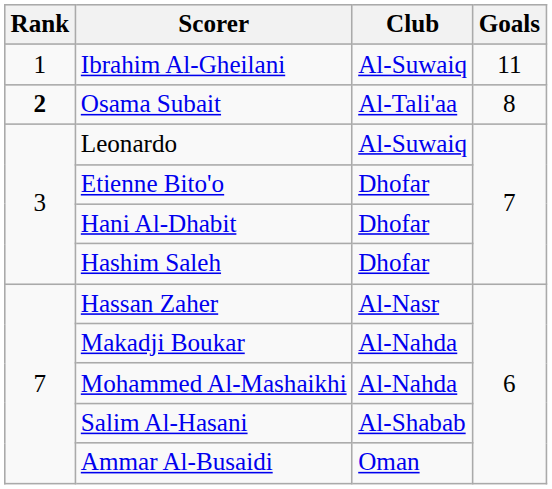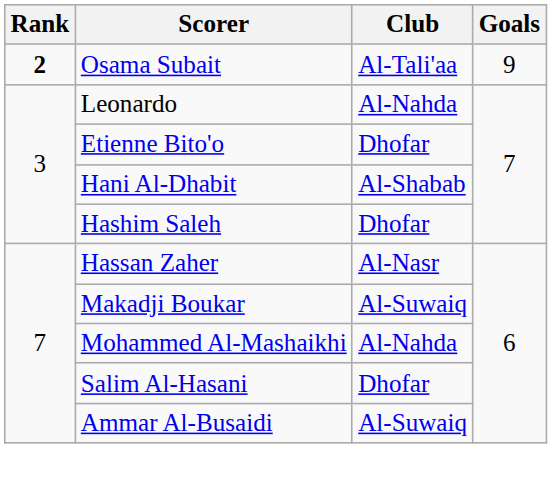- row: (183, 64)
(509, 104) 8 -> (509, 64) 9
(413, 143) Al-Suwaiq -> (408, 104) Al-Nahda
(394, 223) Dhofar -> (412, 183) Al-Shabab
(408, 343) Al-Nahda -> (413, 303) Al-Suwaiq
(412, 422) Al-Shabab -> (394, 382) Dhofar
(389, 462) Oman -> (413, 422) Al-Suwaiq
